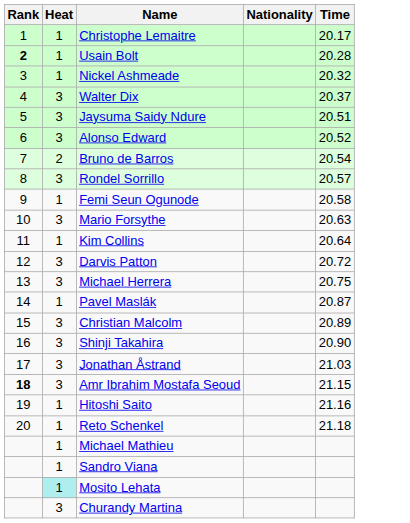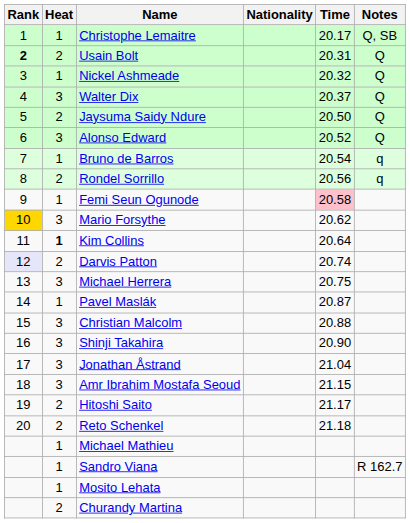+ column: (380, 14)
(59, 55) 1 -> (59, 55) 2
(335, 55) 20.28 -> (335, 55) 20.31
(59, 117) 3 -> (59, 117) 2
(335, 117) 20.51 -> (335, 117) 20.50
(59, 158) 2 -> (59, 158) 1
(59, 179) 3 -> (59, 179) 2
(335, 179) 20.57 -> (335, 179) 20.56
(335, 199) no background -> (335, 199) pink background
(23, 220) no background -> (23, 220) gold background
(335, 220) 20.63 -> (335, 220) 20.62
(59, 240) normal -> (59, 240) bold
(23, 261) no background -> (23, 261) lavender background
(59, 261) 3 -> (59, 261) 2
(335, 261) 20.72 -> (335, 261) 20.74
(335, 323) 20.89 -> (335, 323) 20.88
(335, 364) 21.03 -> (335, 364) 21.04
(23, 384) bold -> (23, 384) normal
(59, 405) 1 -> (59, 405) 2
(335, 405) 21.16 -> (335, 405) 21.17
(59, 425) 1 -> (59, 425) 2
(59, 487) paleturquoise background -> (59, 487) no background
(59, 508) 3 -> (59, 508) 2
